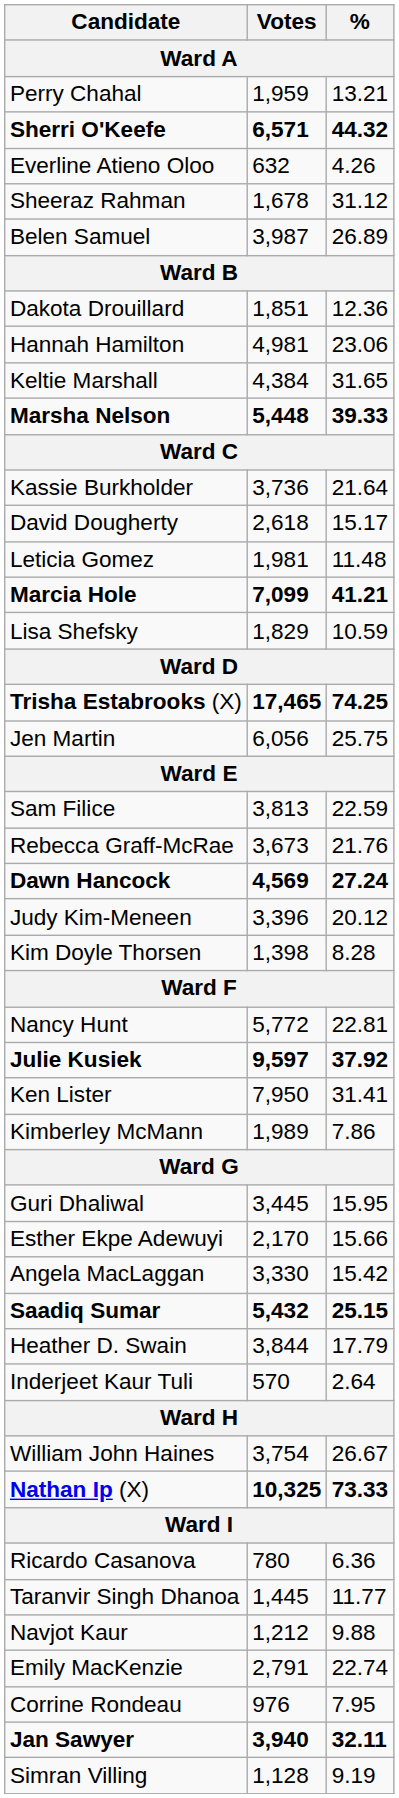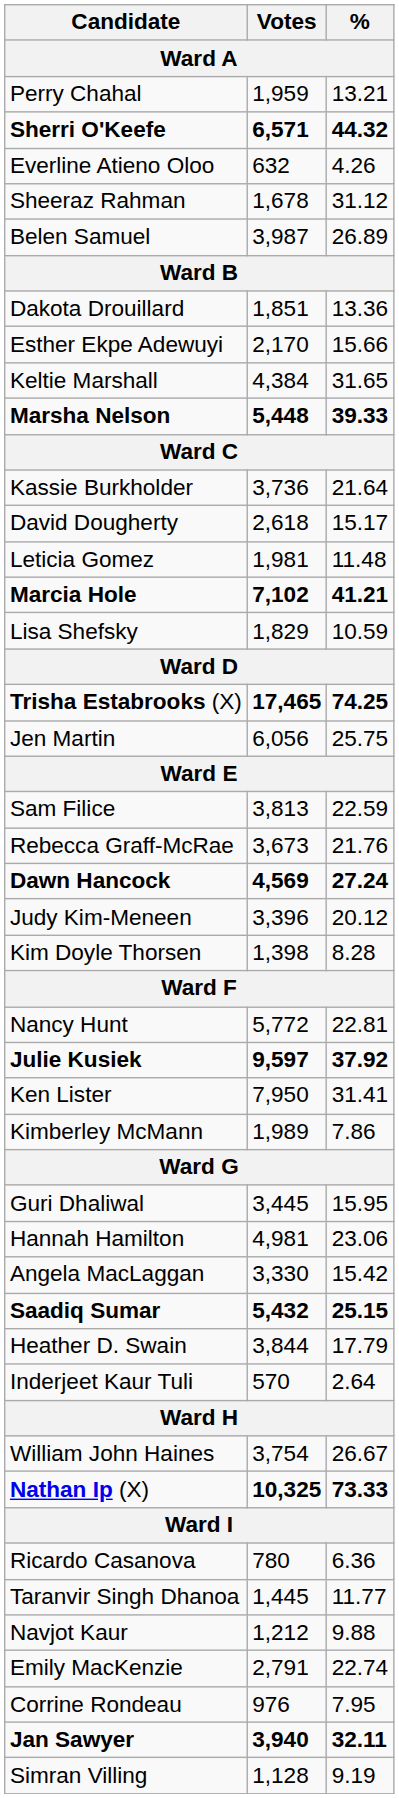(360, 308) 12.36 -> (360, 308) 13.36
rows swapped: (117, 1238) <-> (97, 344)
(280, 594) 7,099 -> (280, 594) 7,102
